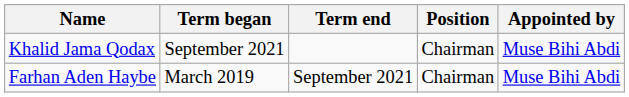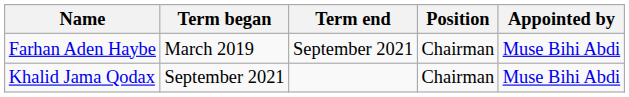rows swapped: (82, 77) <-> (82, 48)
